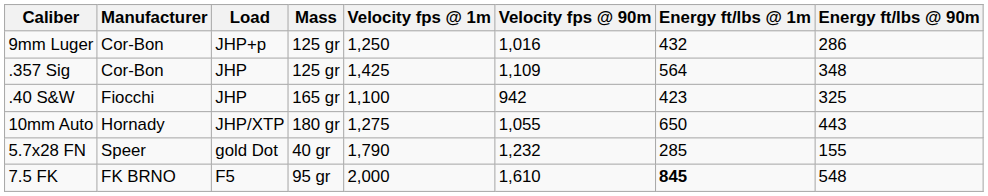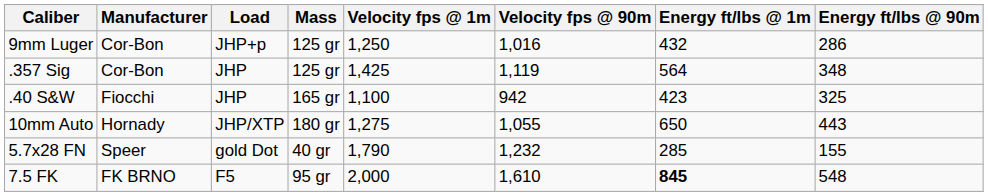(520, 71) 1,109 -> (519, 71) 1,119
